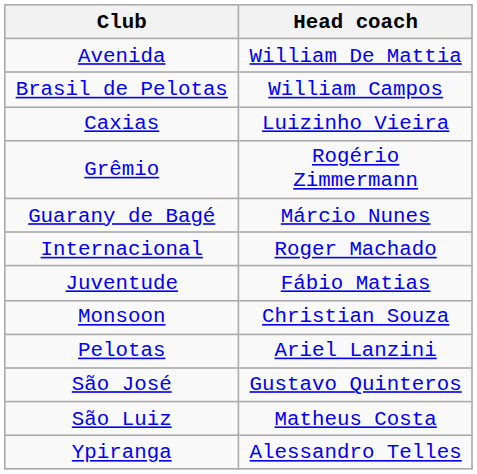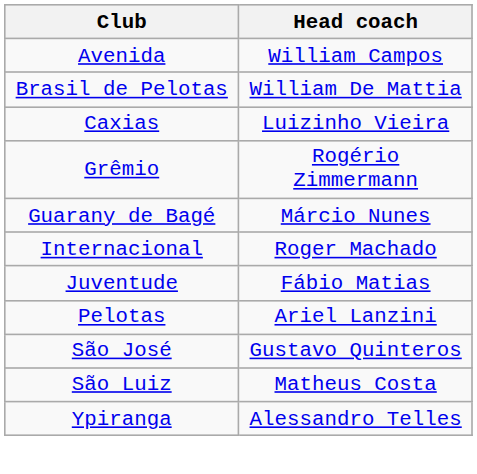(356, 56) William De Mattia -> (356, 56) William Campos
(356, 90) William Campos -> (356, 90) William De Mattia
- row: (122, 317)
